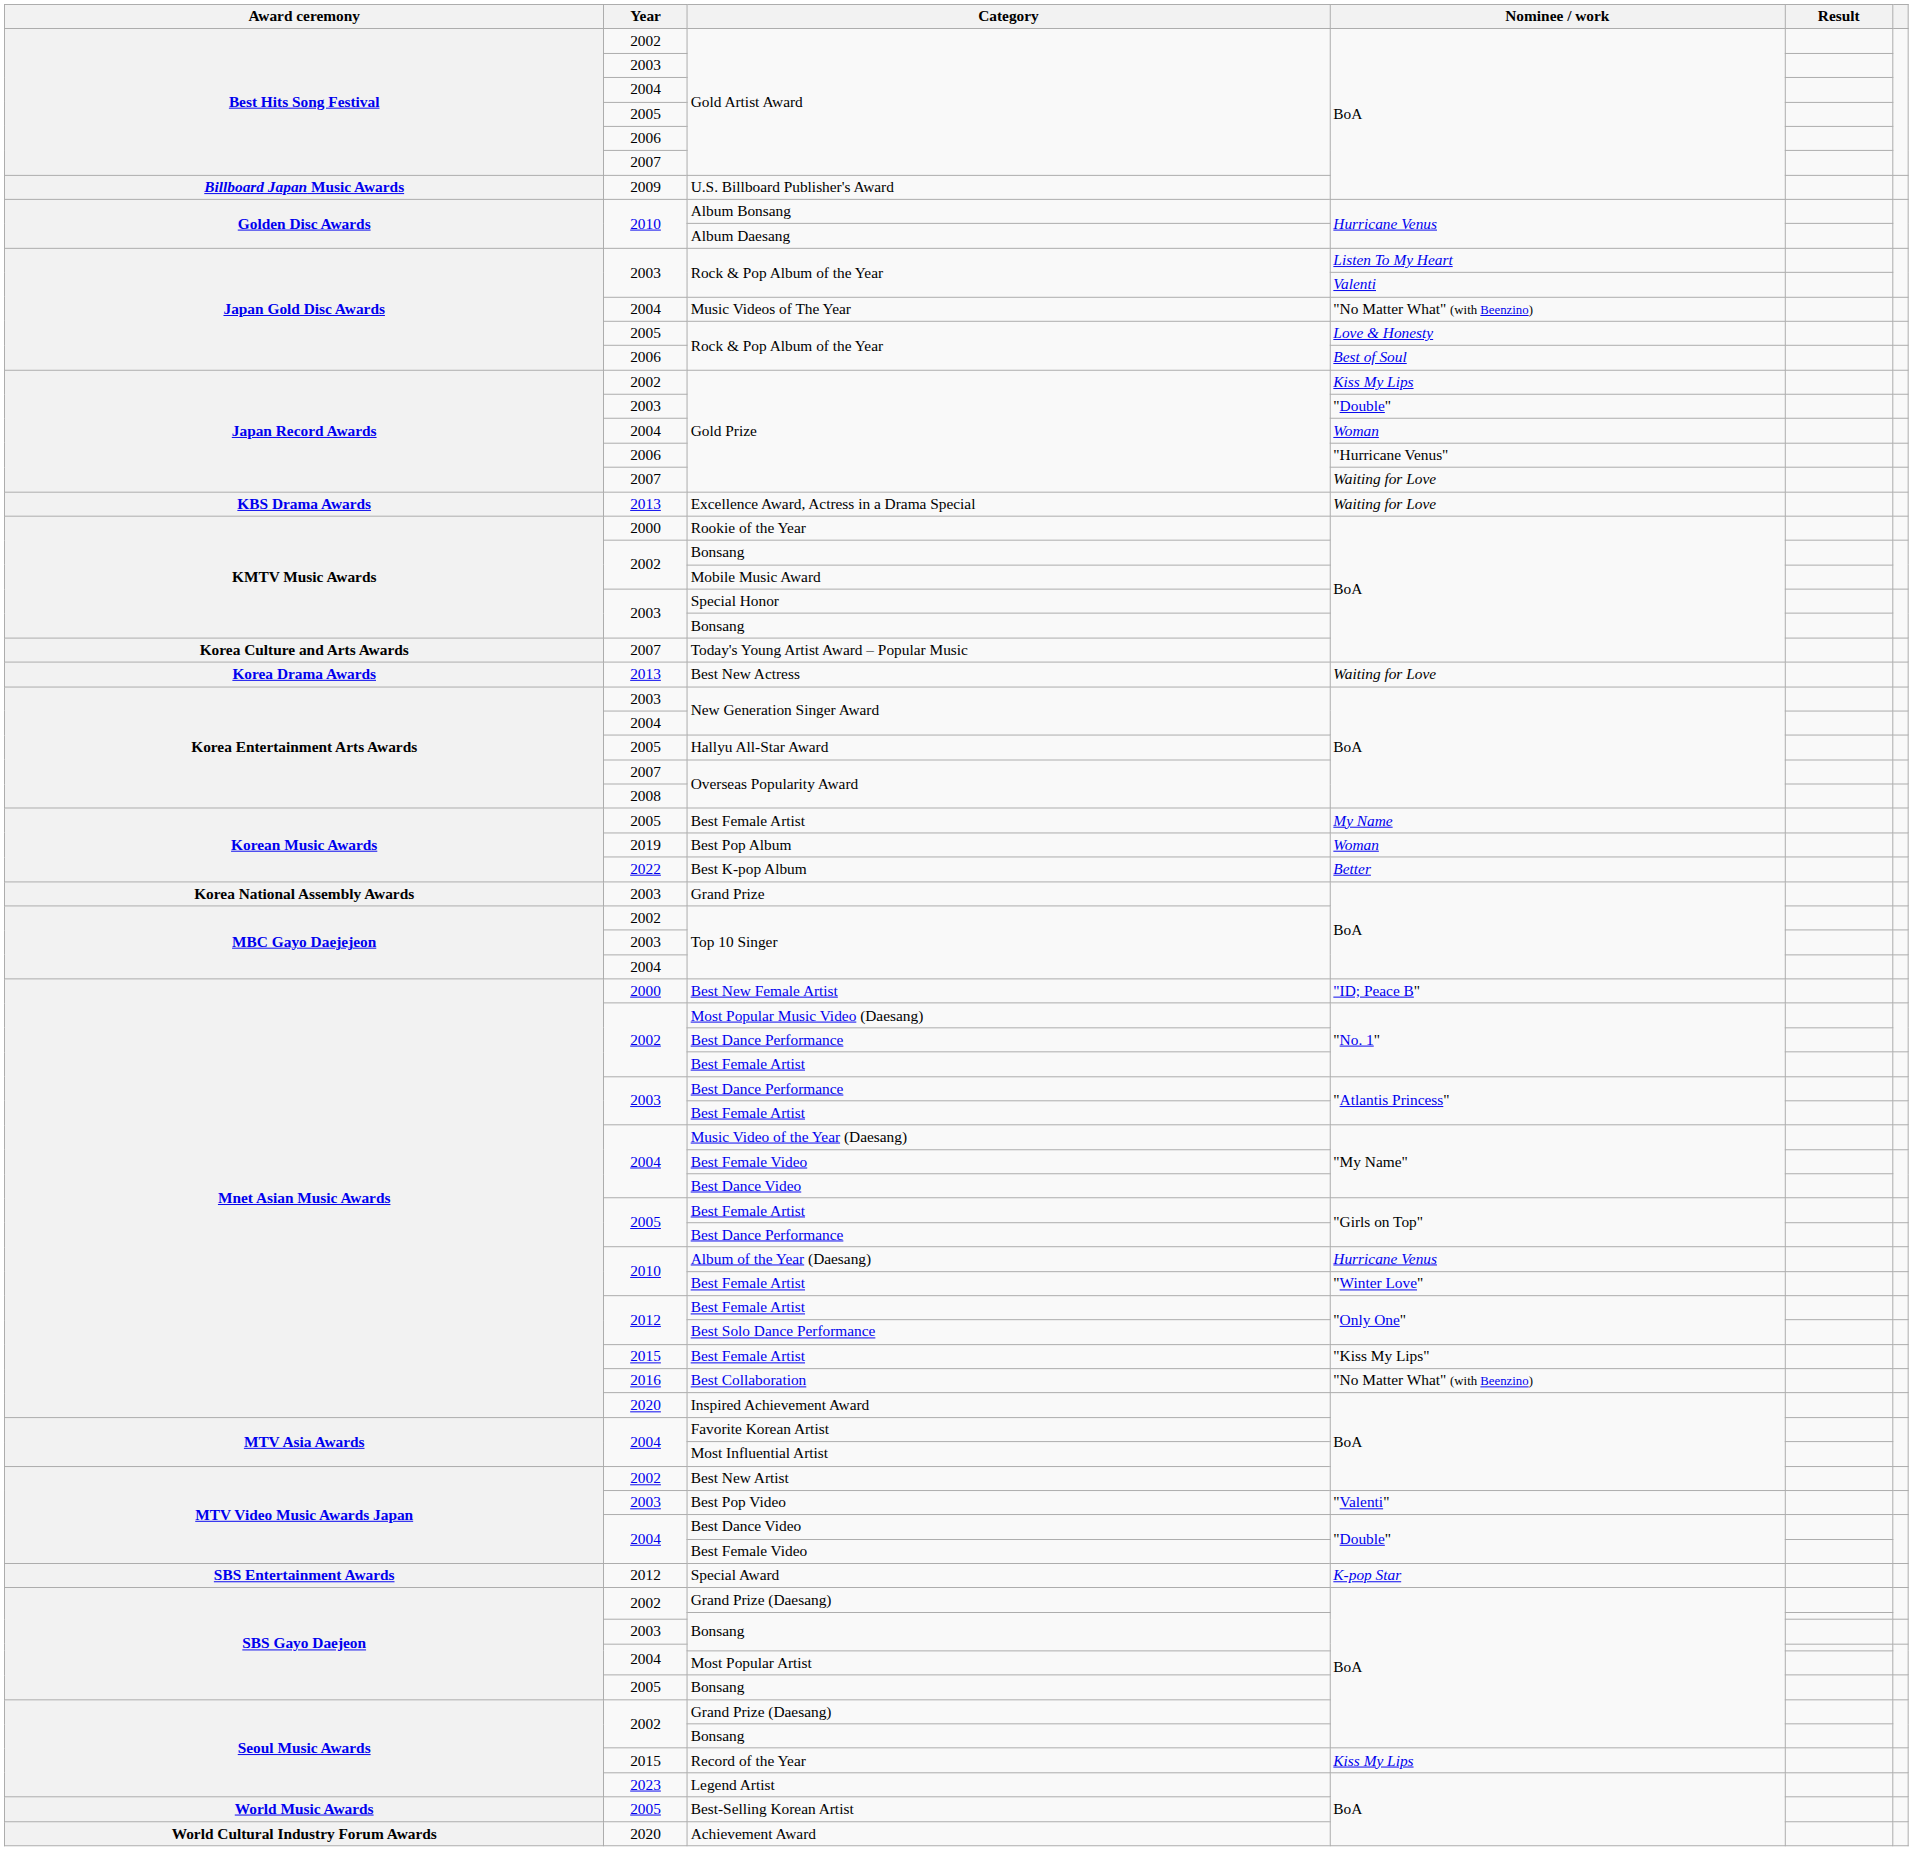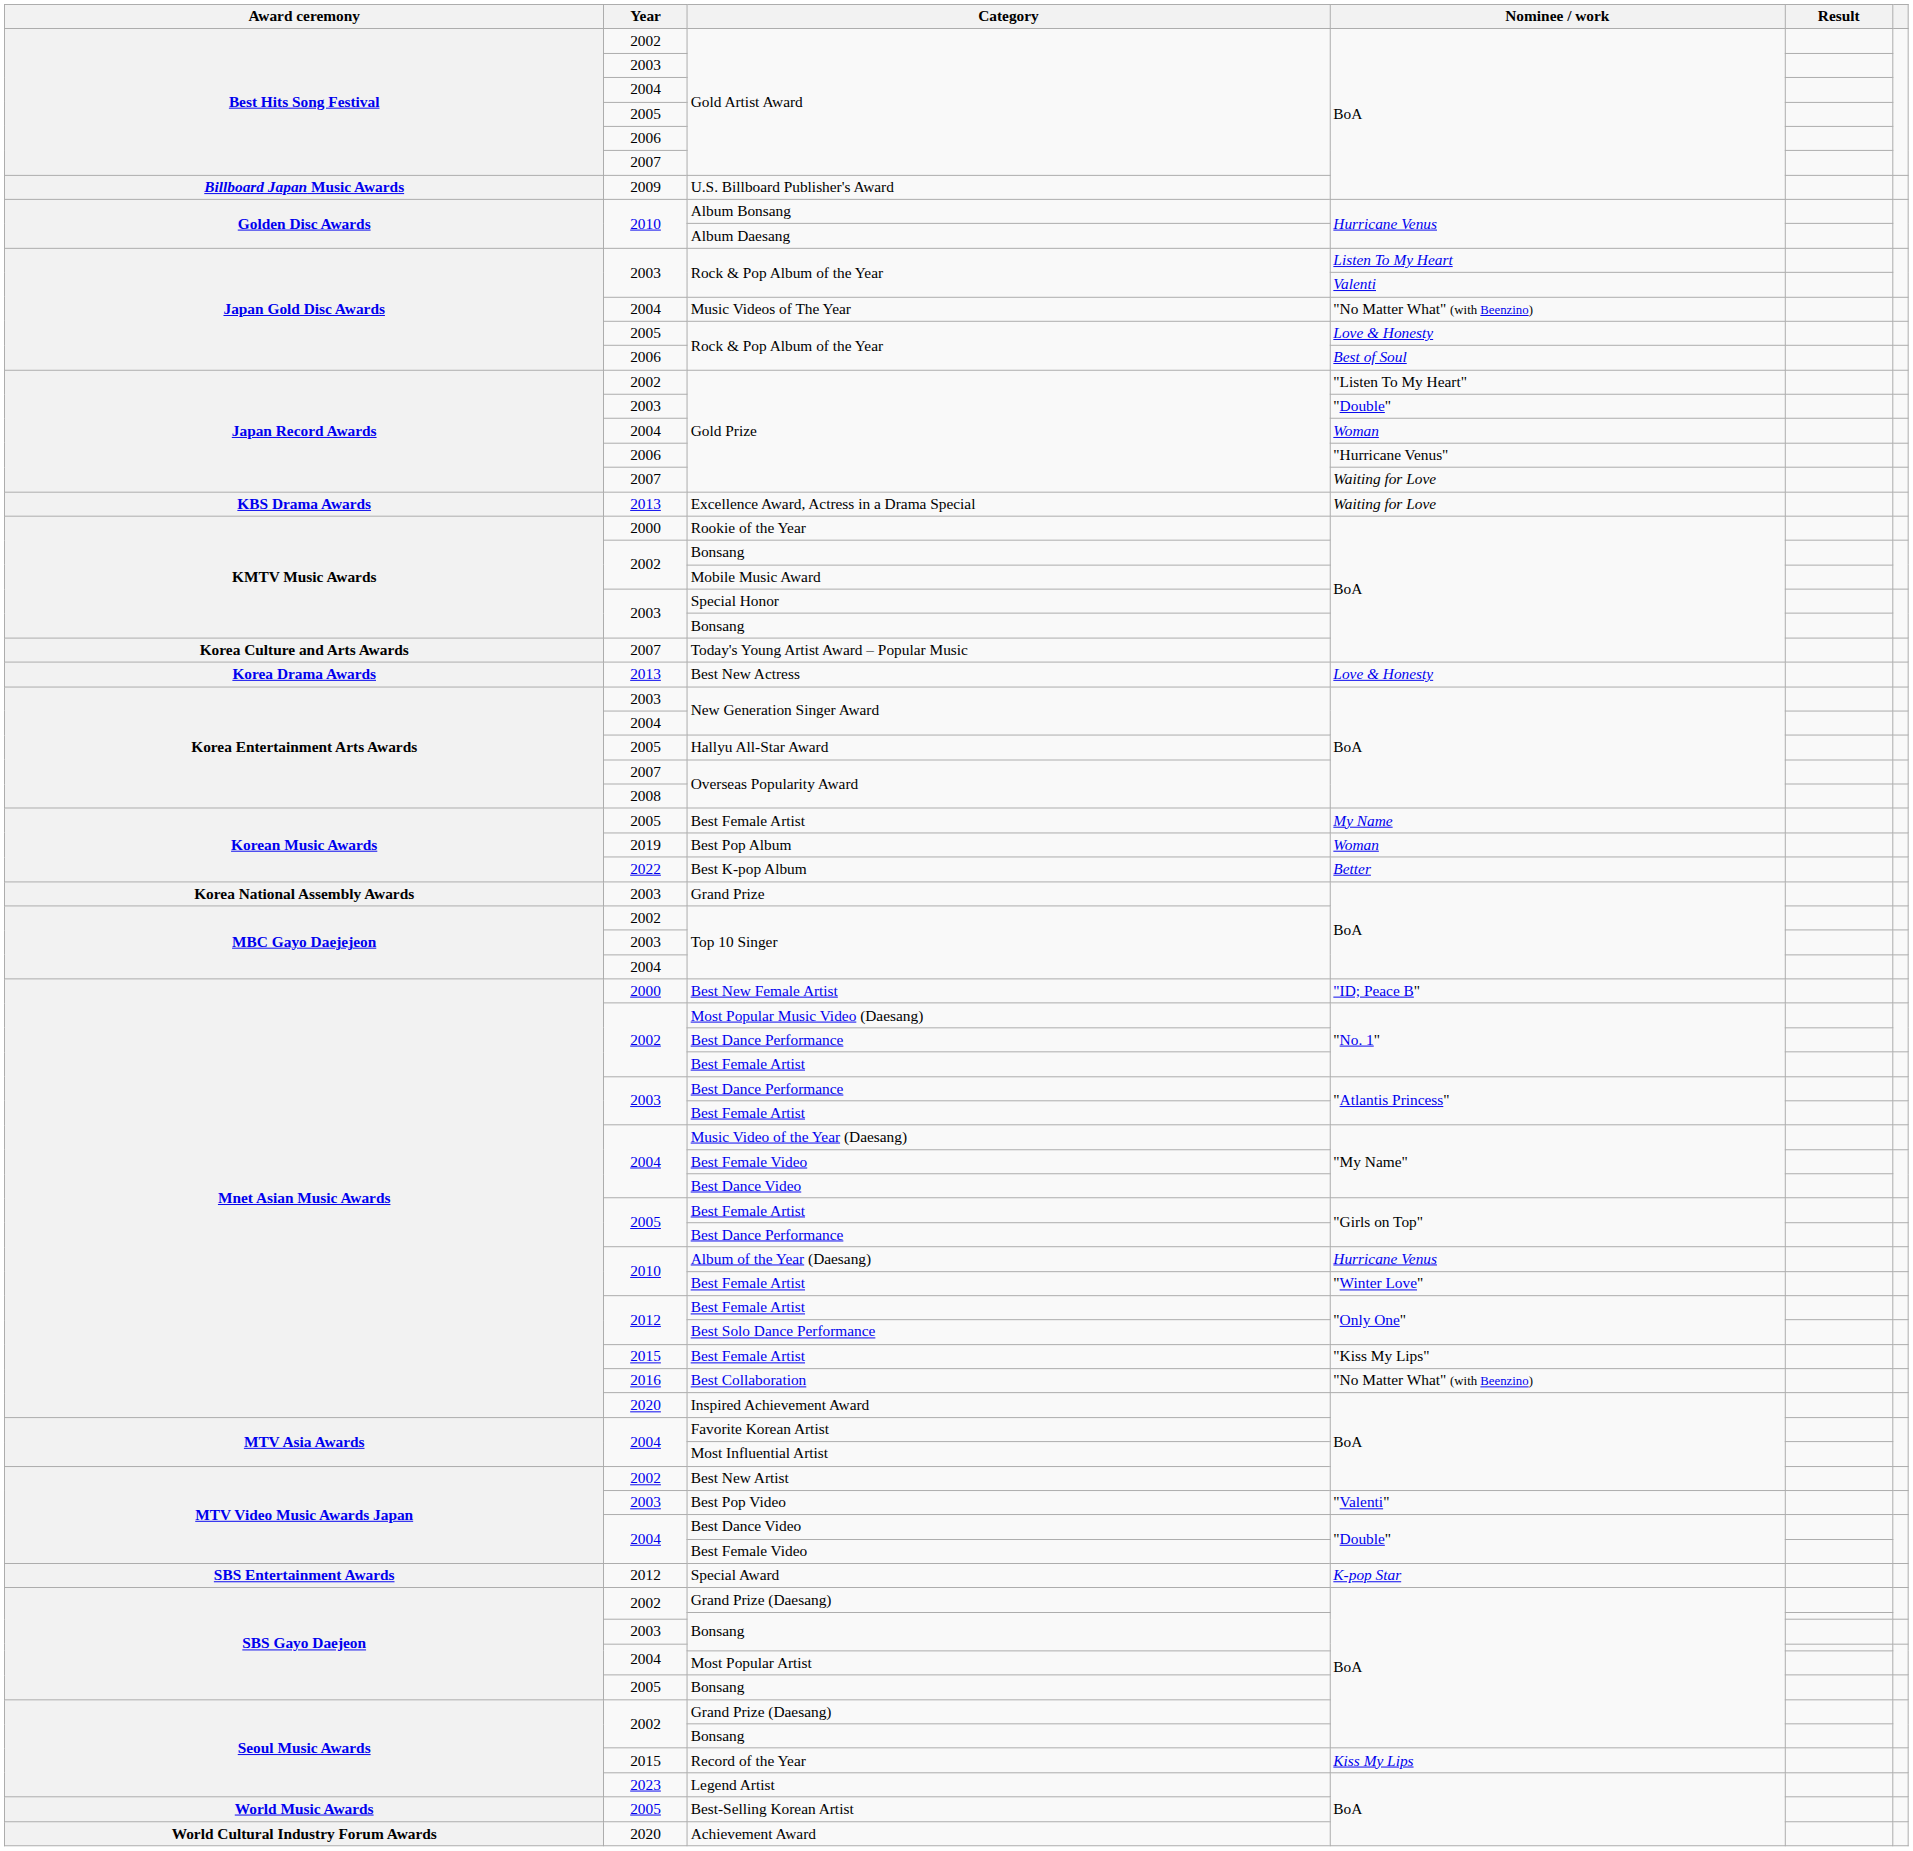(1373, 382) Kiss My Lips -> (1400, 382) "Listen To My Heart"
(1385, 674) Waiting for Love -> (1383, 674) Love & Honesty
